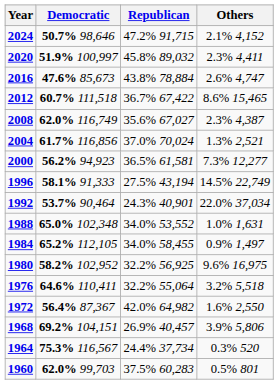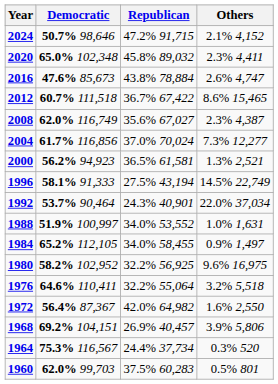(78, 57) 51.9% 100,997 -> (78, 57) 65.0% 102,348
(235, 140) 1.3% 2,521 -> (235, 140) 7.3% 12,277
(235, 161) 7.3% 12,277 -> (235, 161) 1.3% 2,521
(78, 223) 65.0% 102,348 -> (78, 223) 51.9% 100,997
